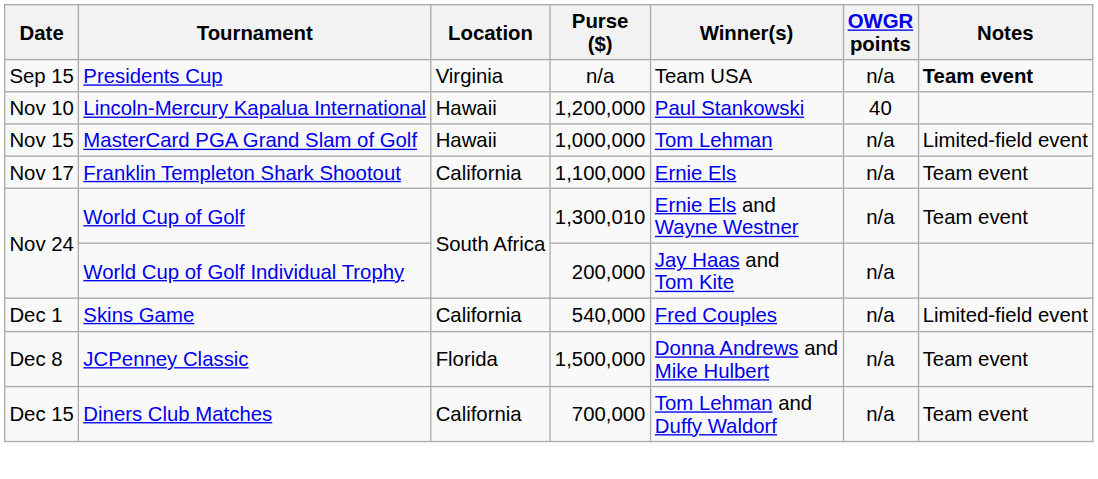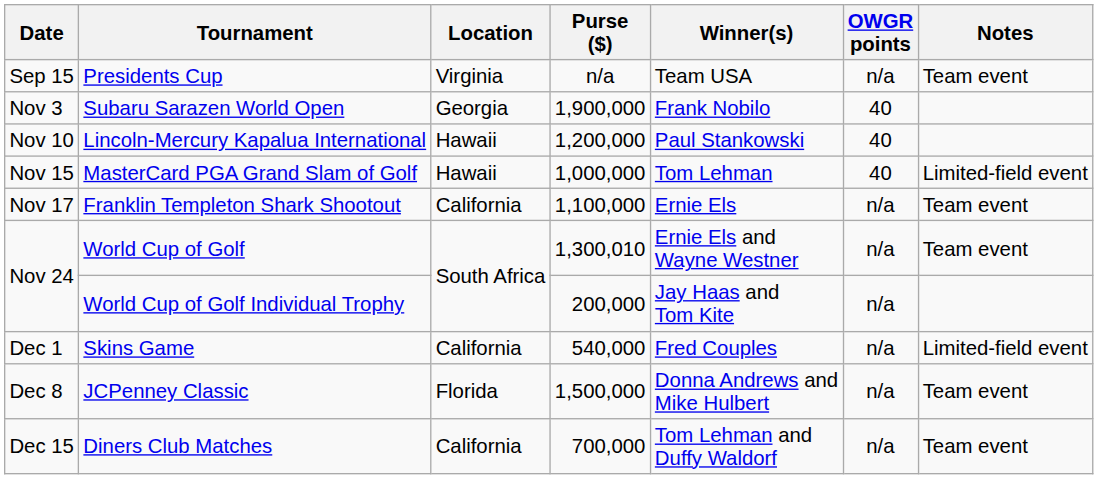(978, 76) bold -> (975, 76) normal
+ row: (214, 108)
(880, 140) n/a -> (880, 173) 40
